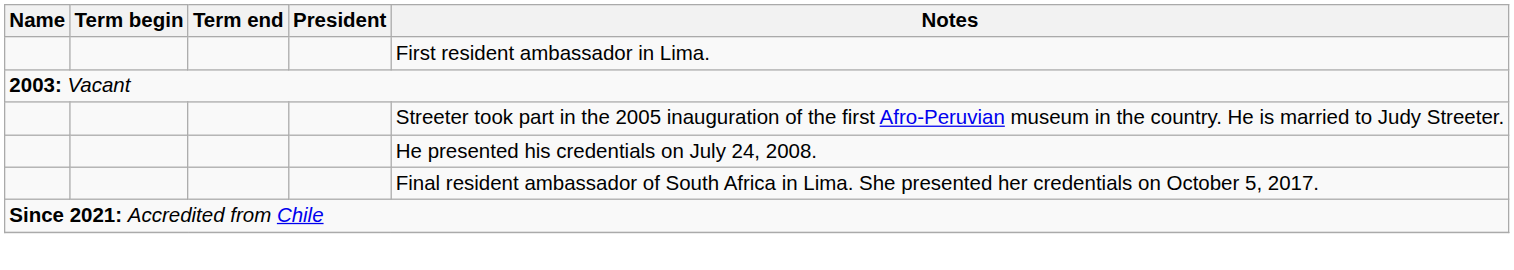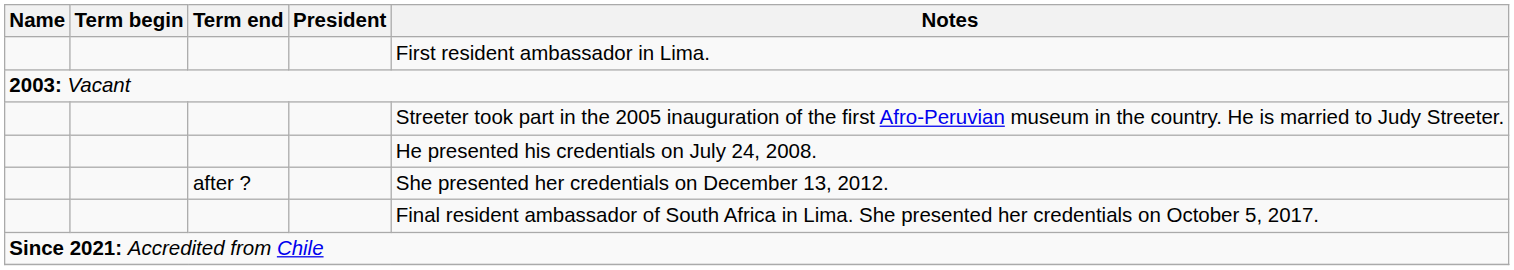+ row: (37, 183)
